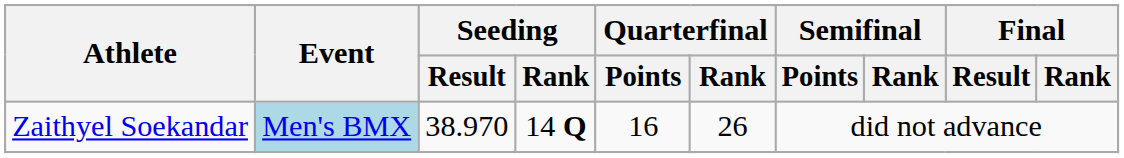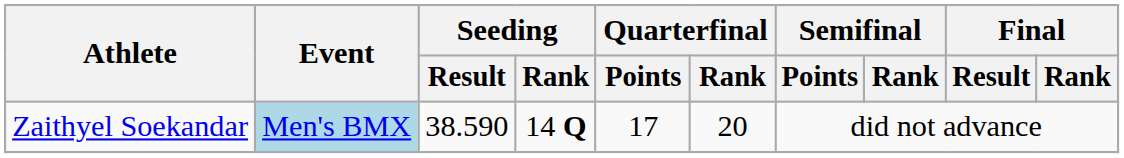(467, 126) 38.970 -> (467, 126) 38.590
(643, 126) 16 -> (643, 126) 17
(733, 126) 26 -> (733, 126) 20
